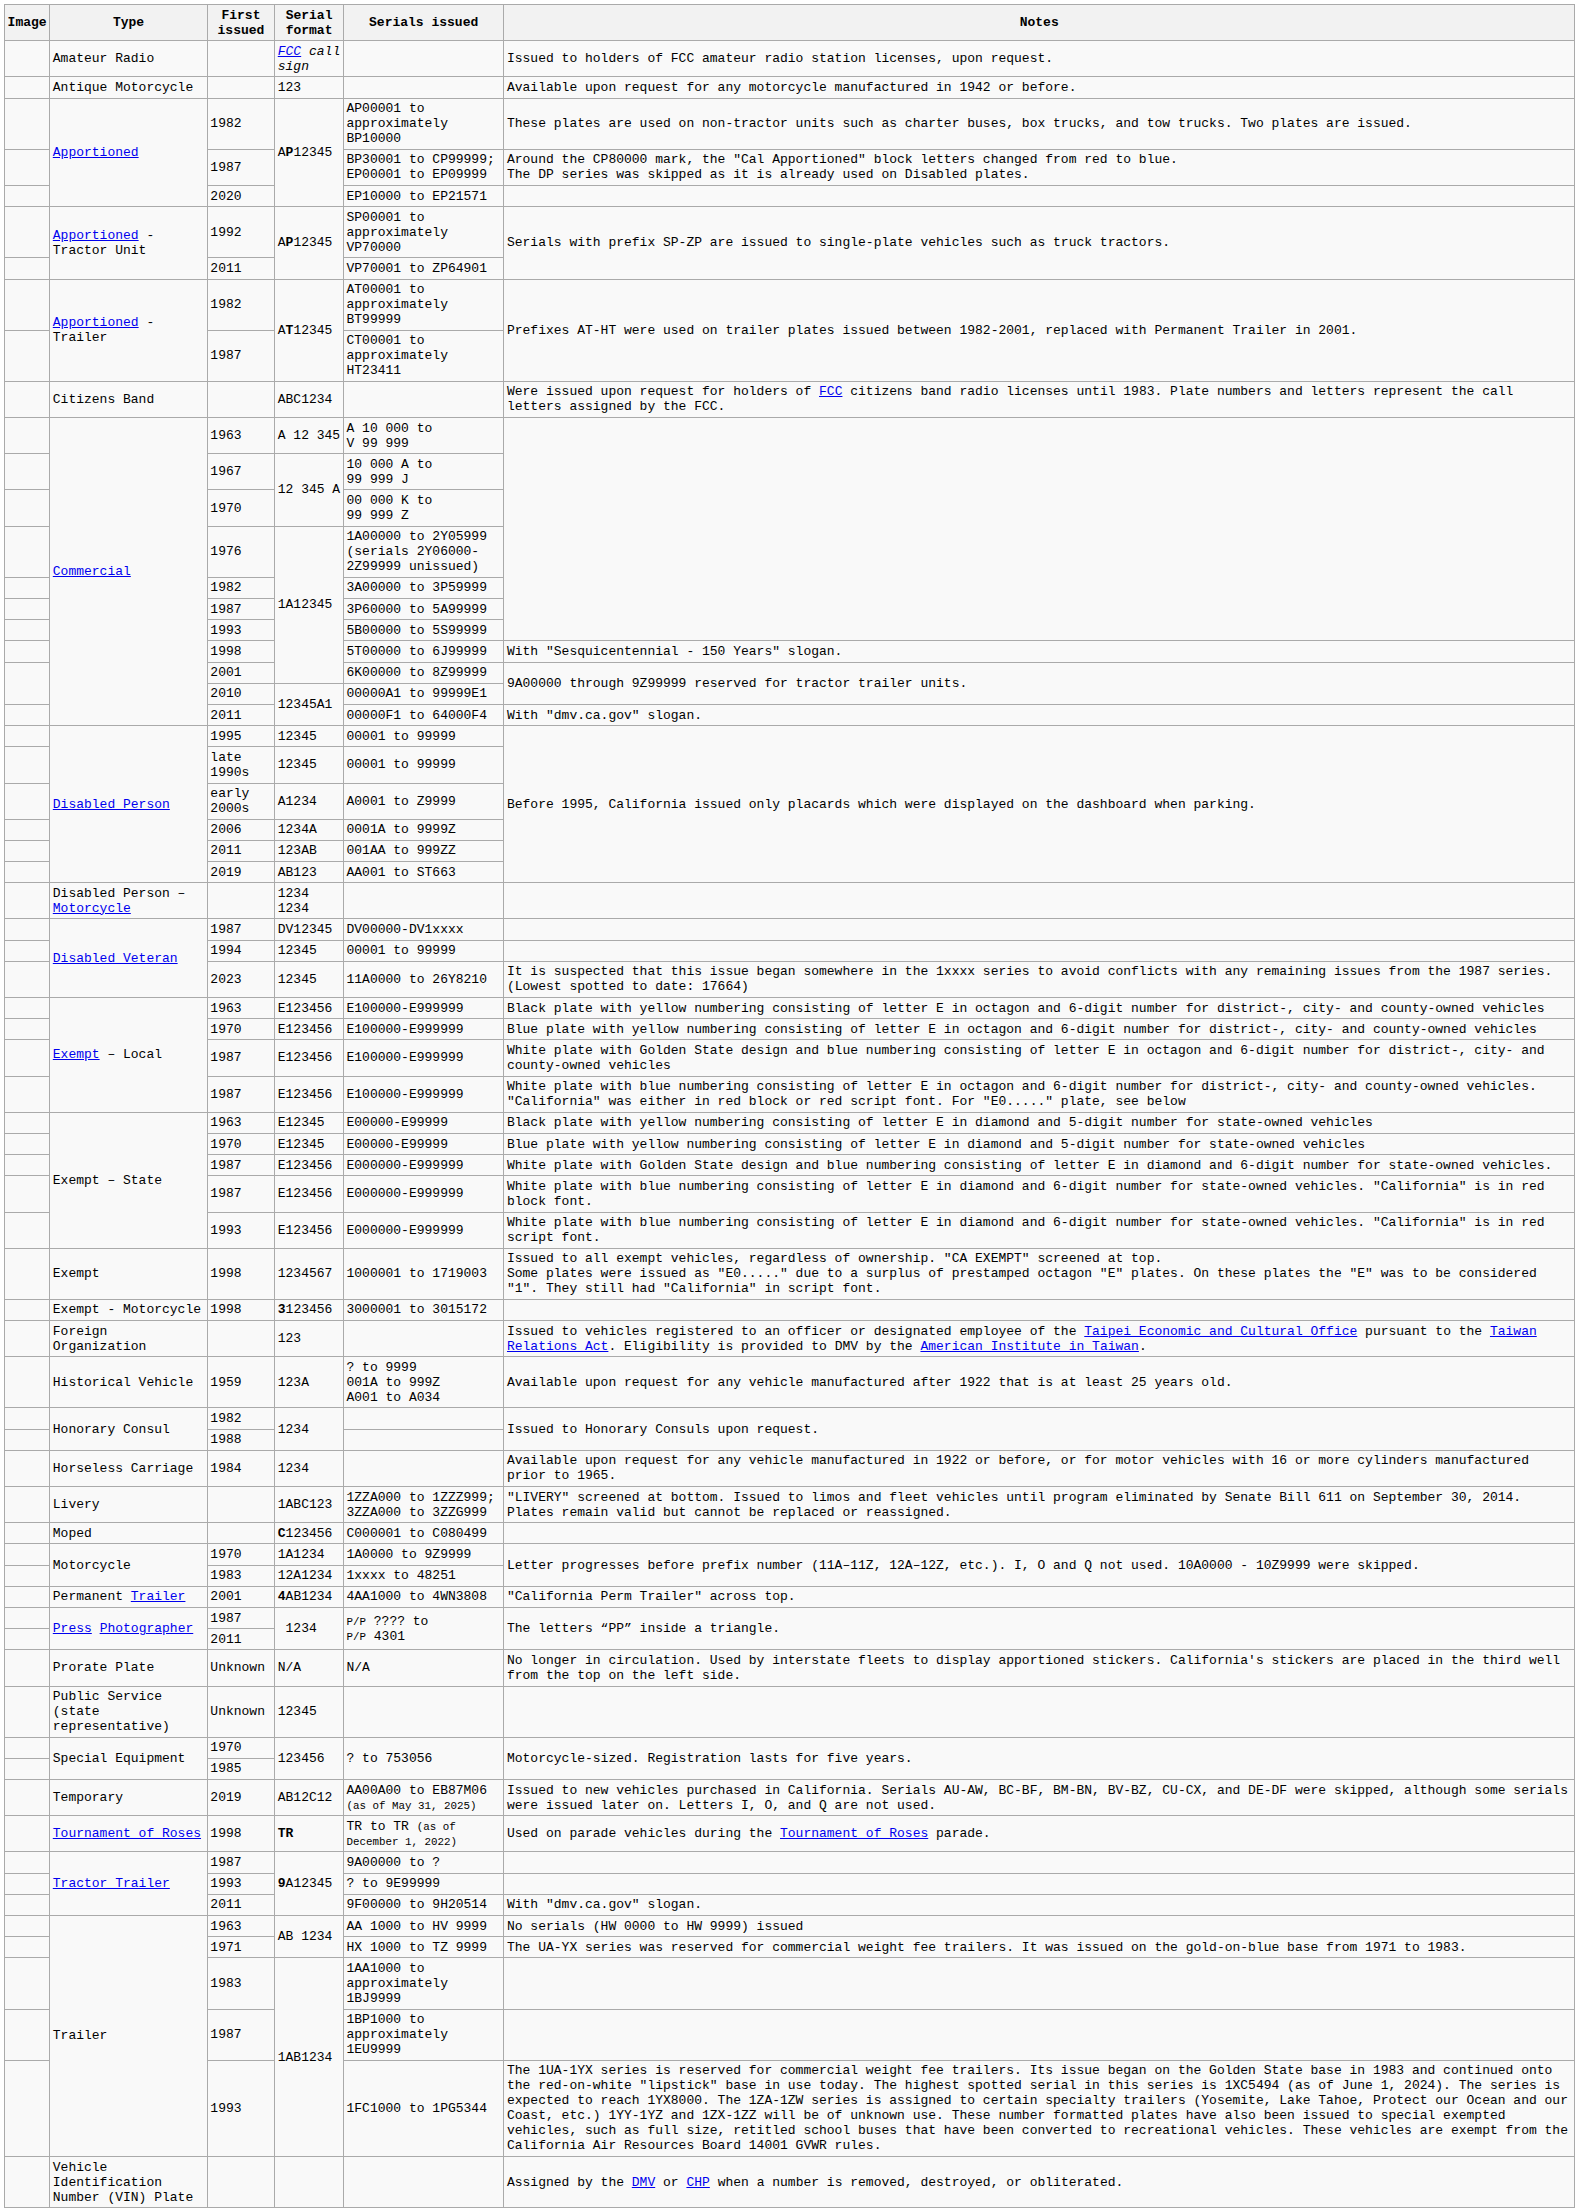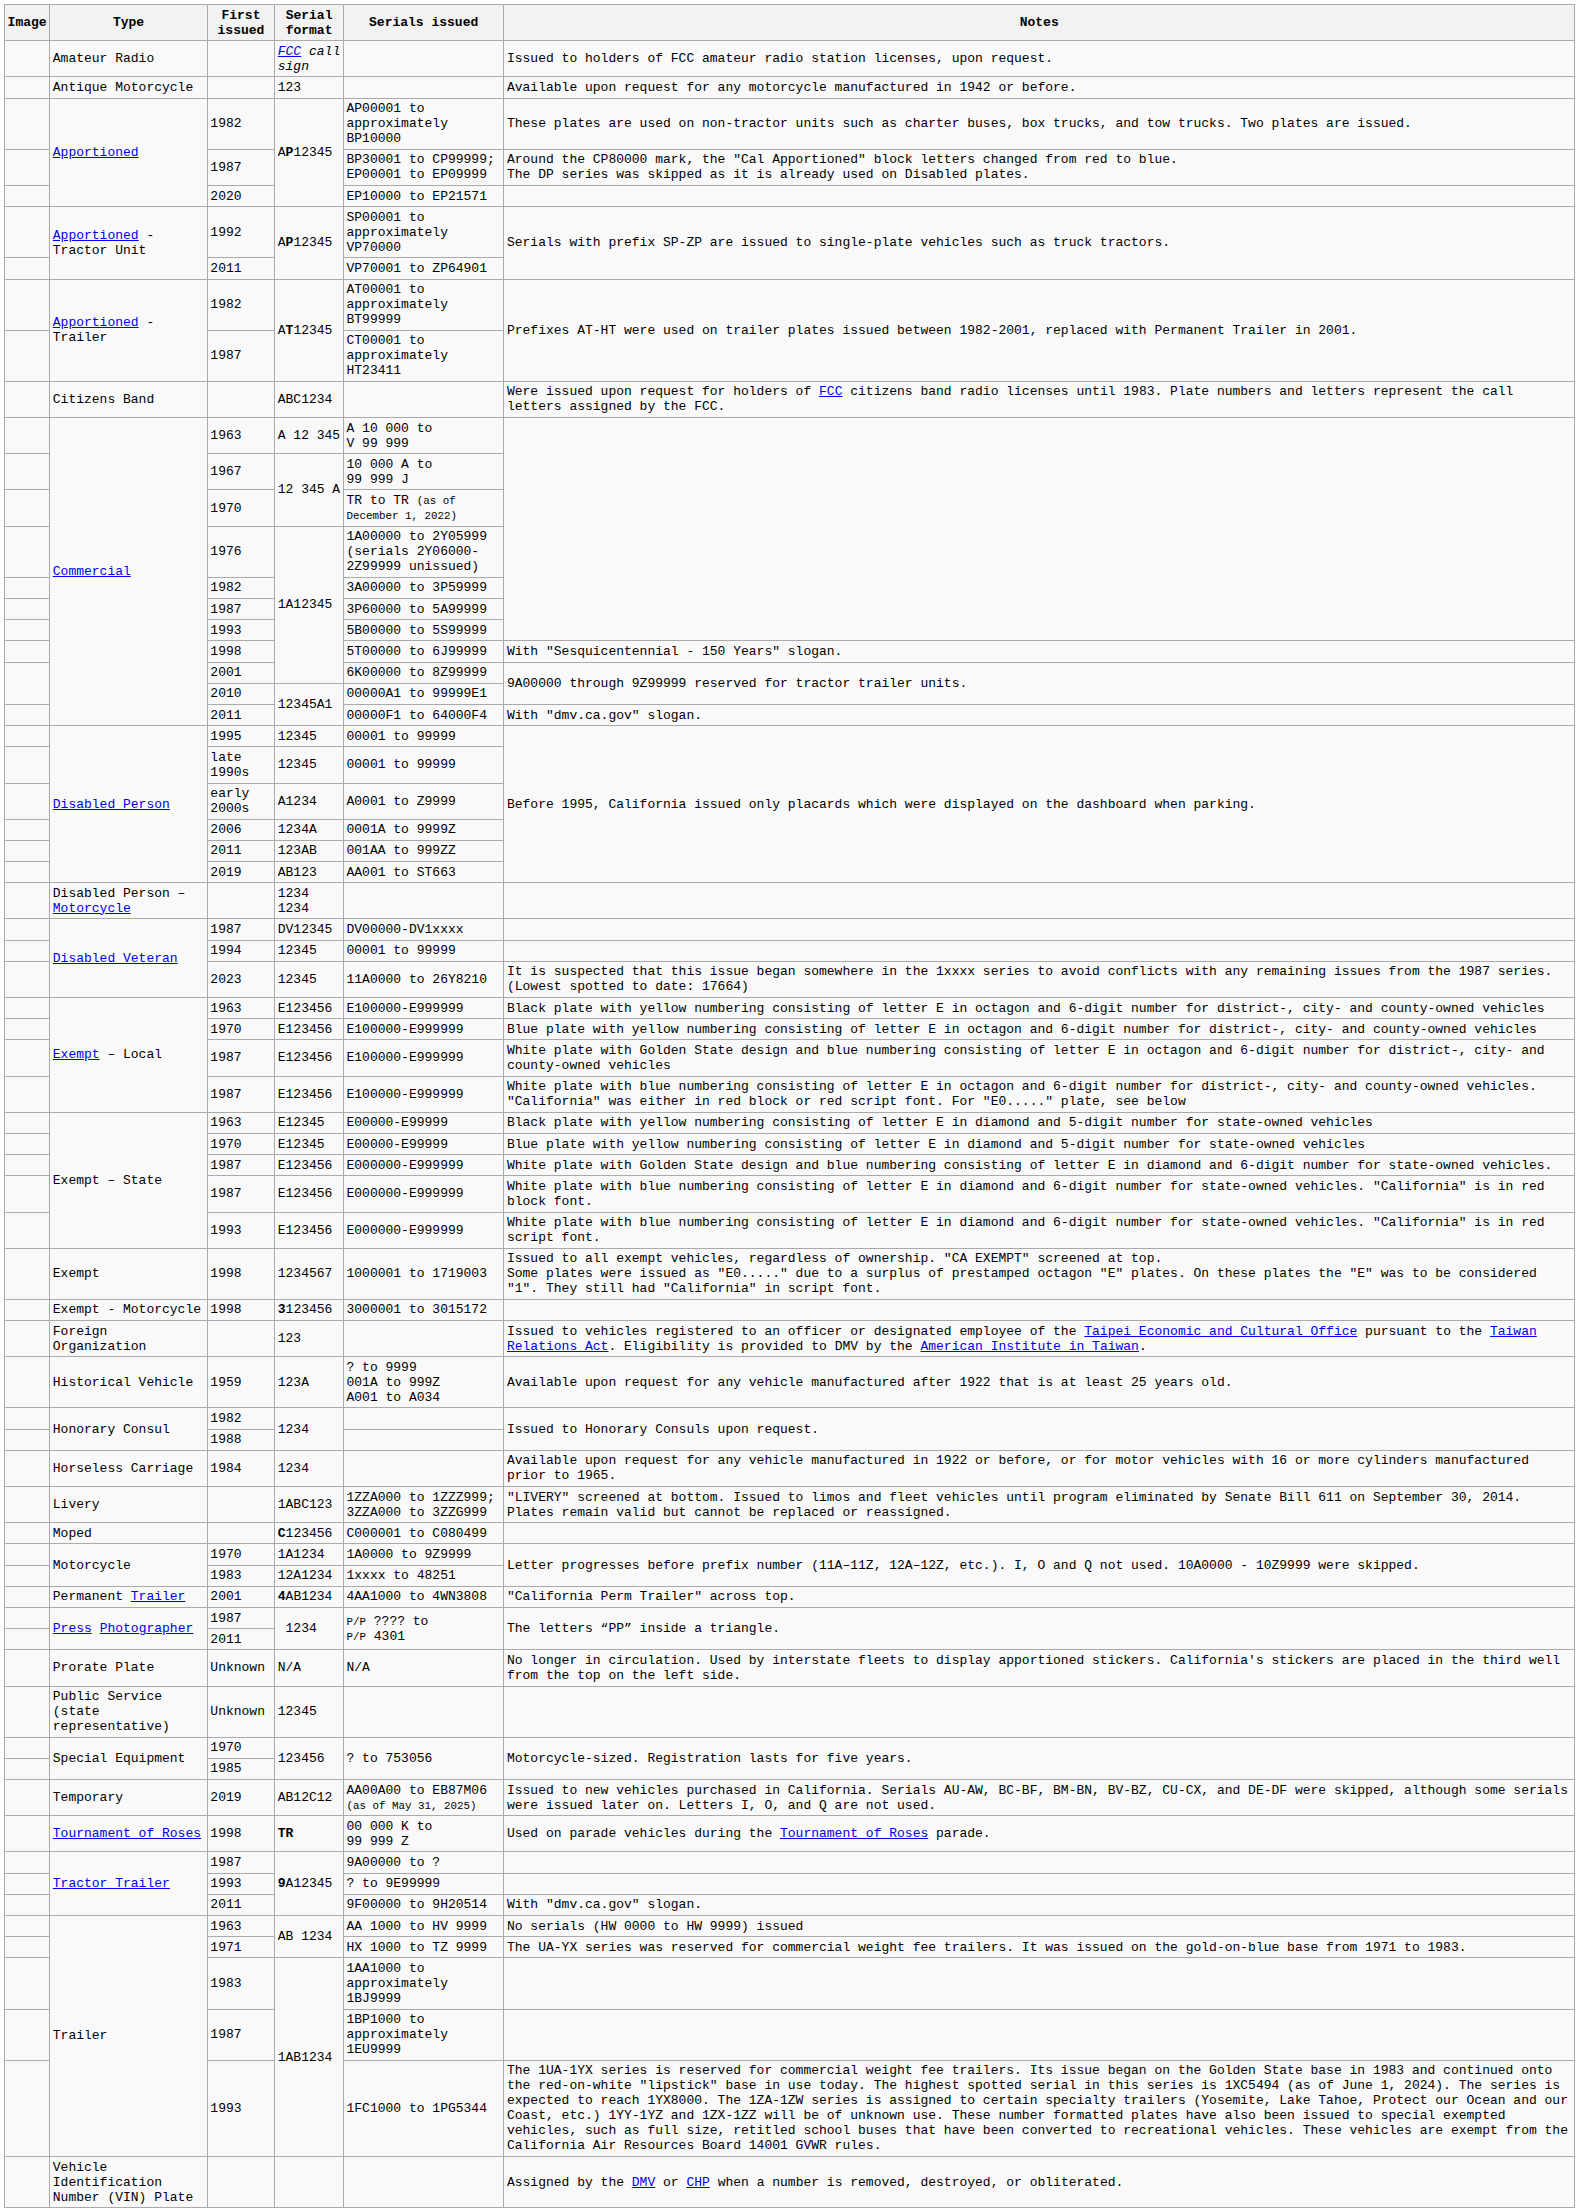(389, 508) 00 000 K to 99 999 Z -> (402, 508) TR to TR (as of December 1, 2022)
(402, 1833) TR to TR (as of December 1, 2022) -> (389, 1834) 00 000 K to 99 999 Z
